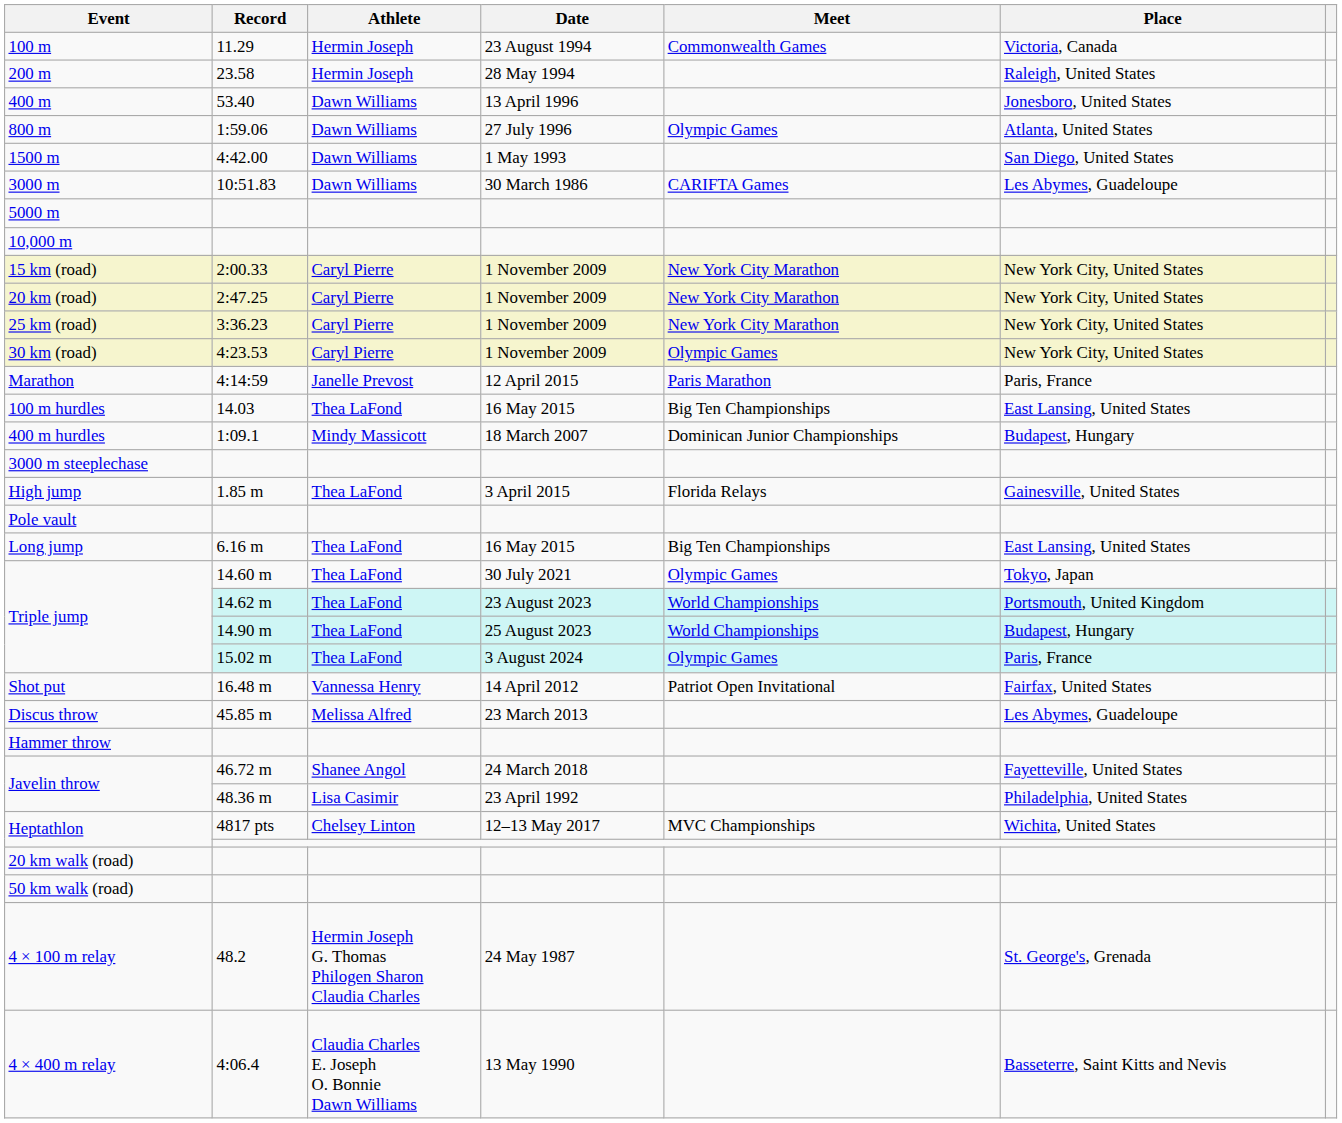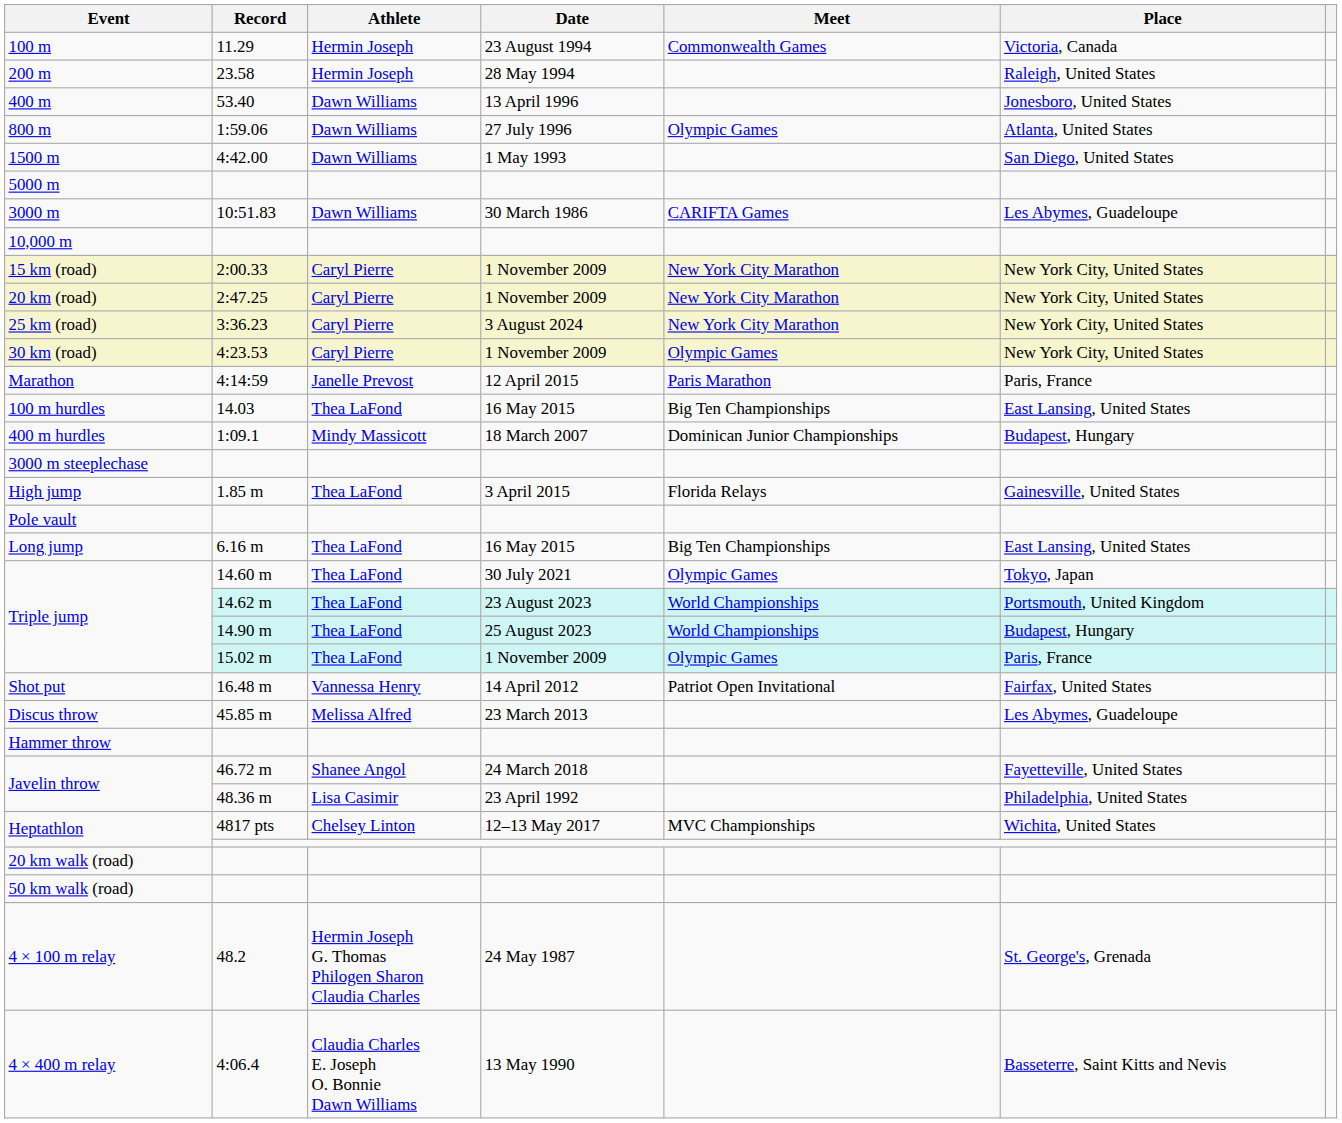rows swapped: (34, 185) <-> (34, 213)
(546, 324) 1 November 2009 -> (534, 324) 3 August 2024
(534, 658) 3 August 2024 -> (546, 658) 1 November 2009
